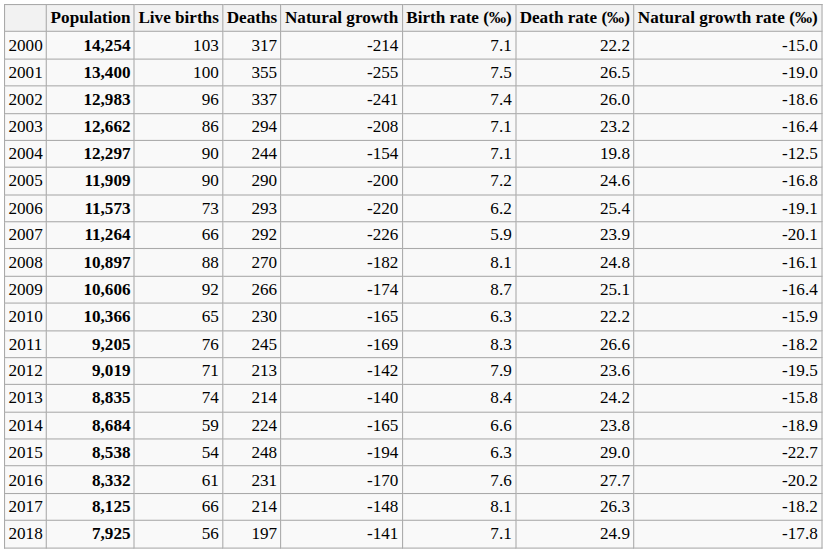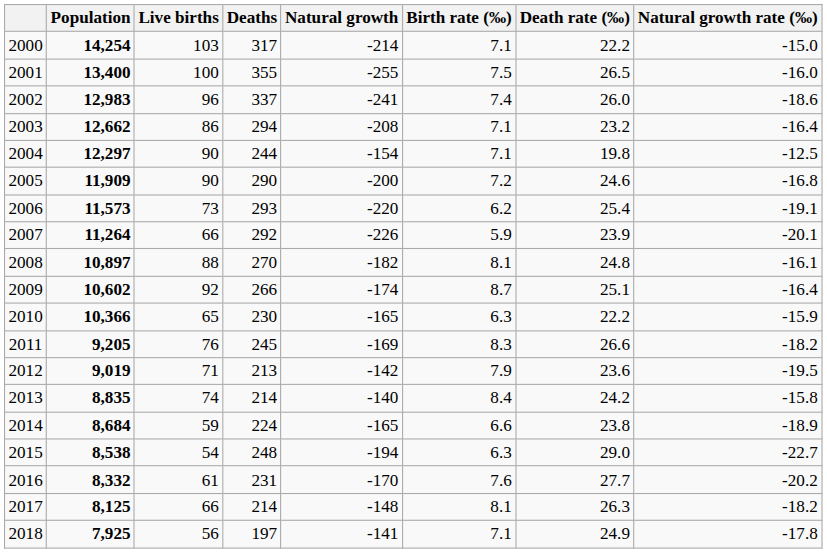(800, 72) -19.0 -> (800, 72) -16.0
(107, 289) 10,606 -> (107, 289) 10,602
